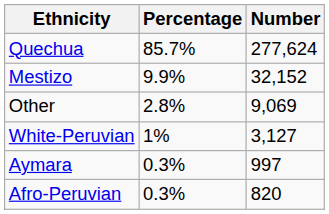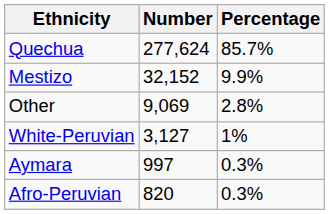columns swapped: (193, 19) <-> (286, 19)
